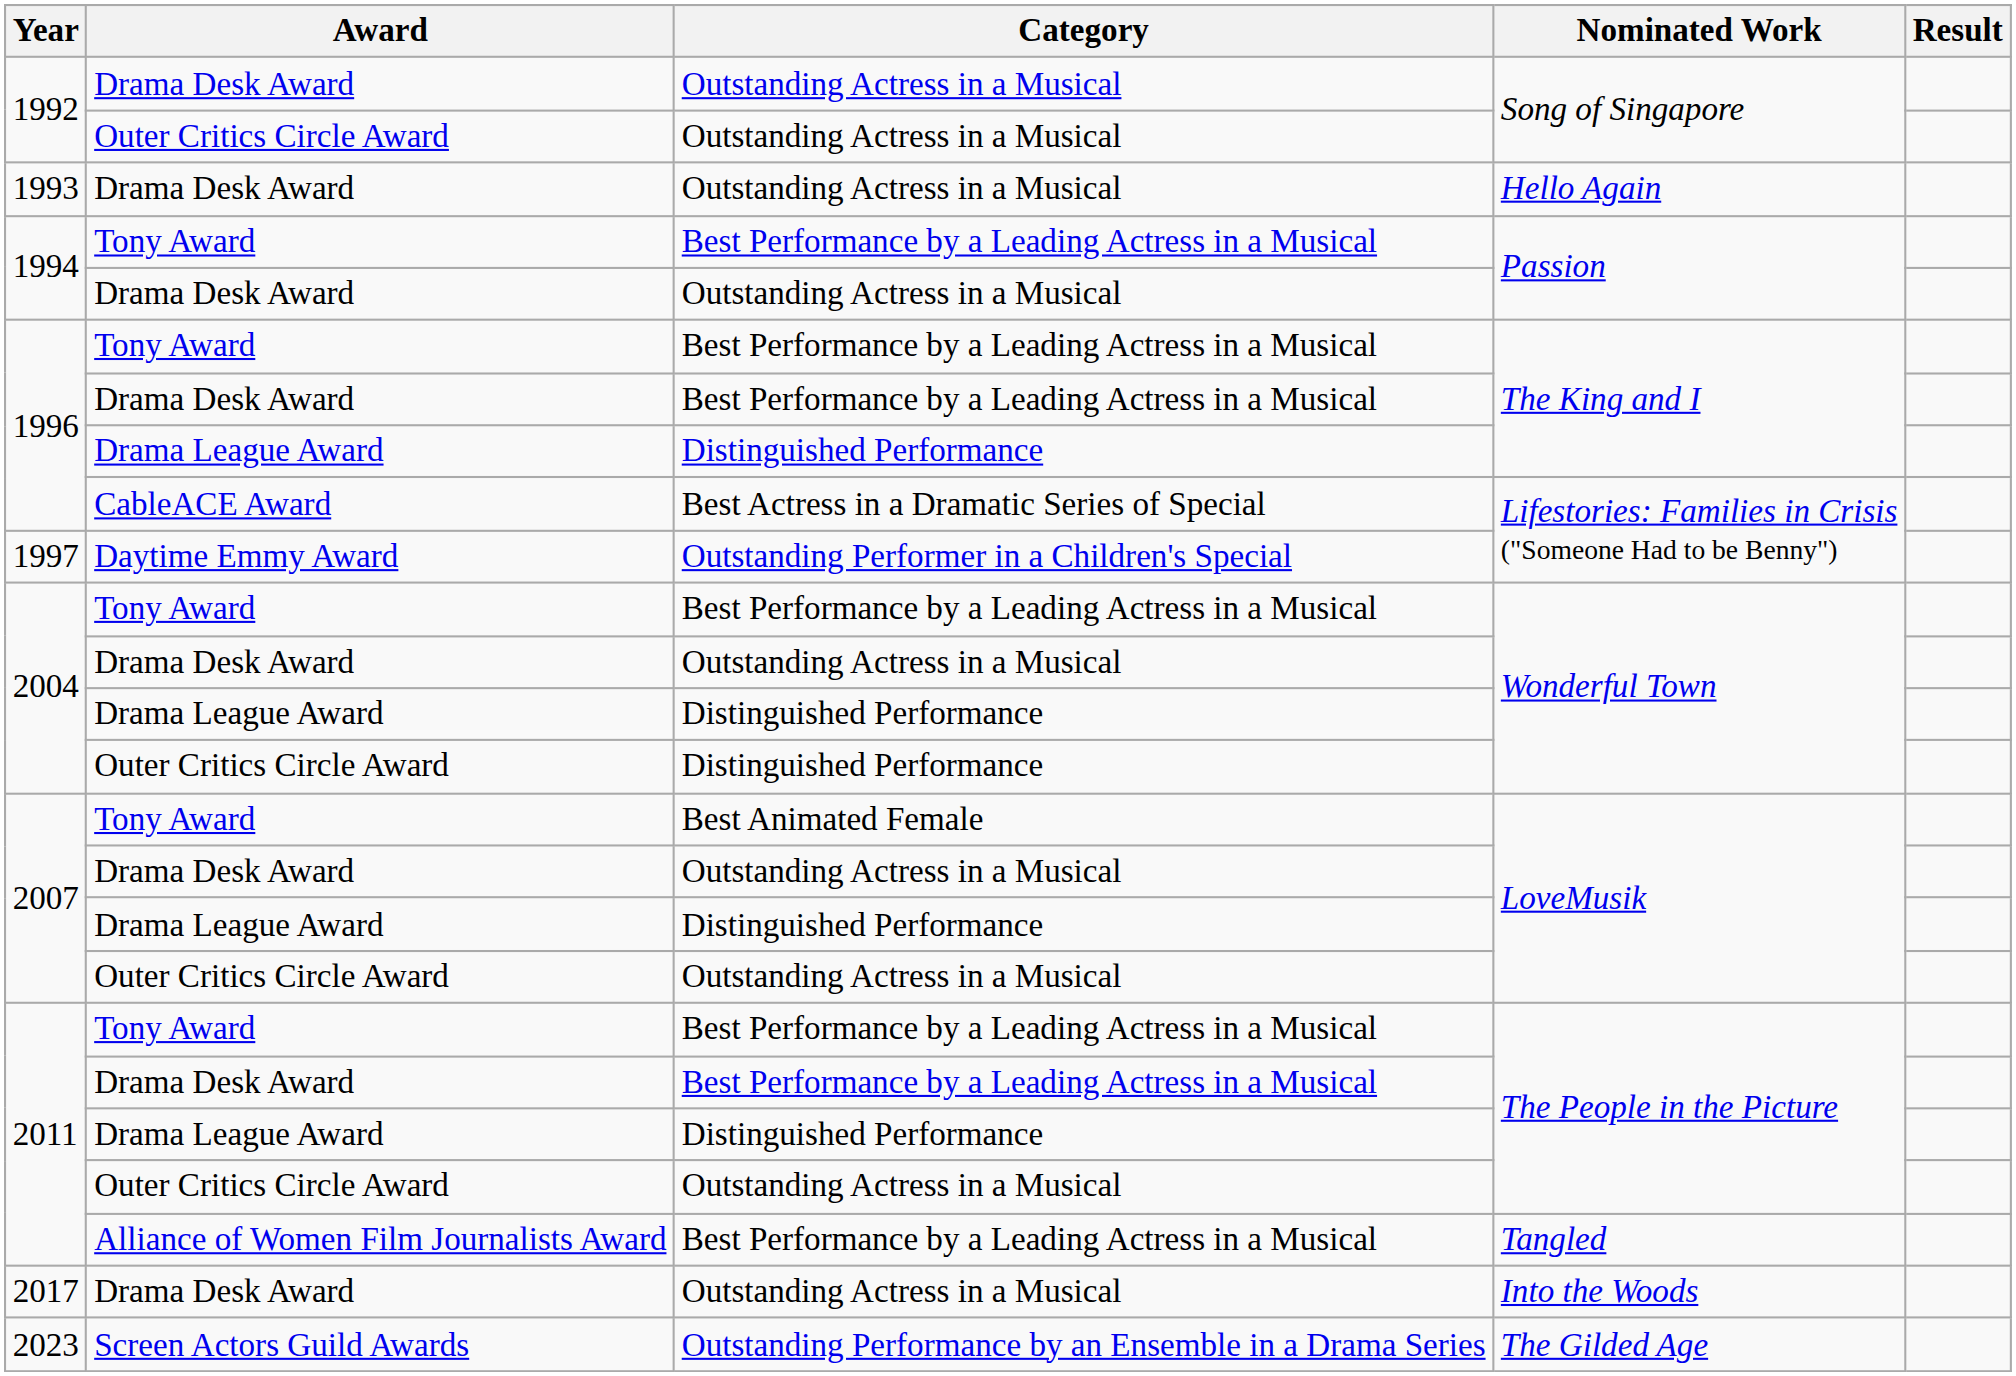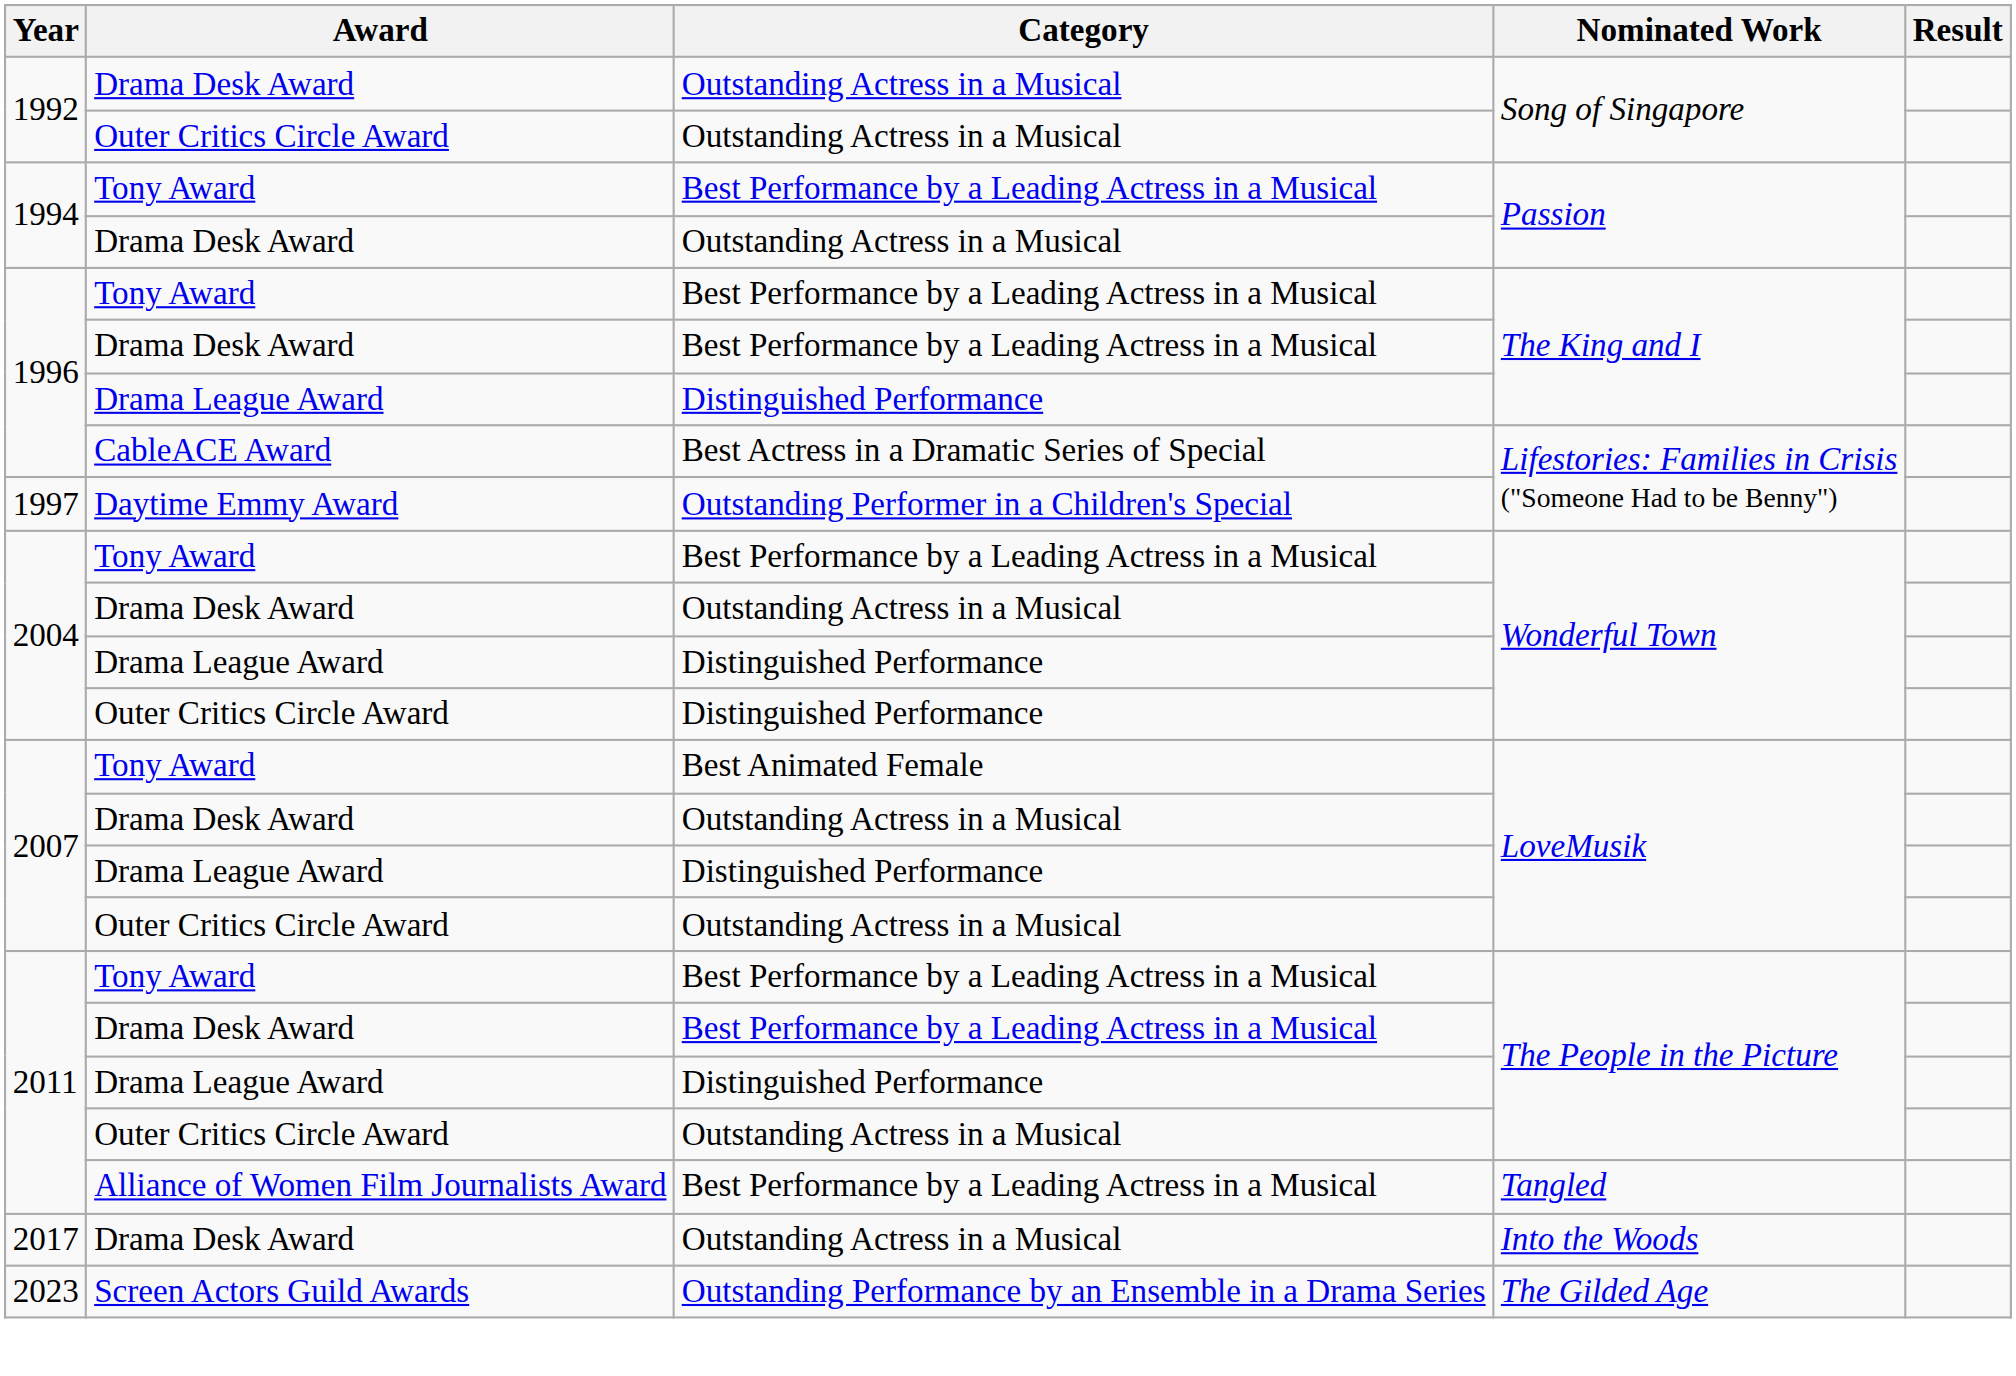- row: (224, 188)
